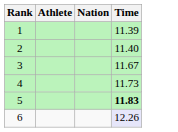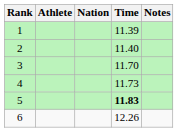+ column: (157, 13)
(127, 65) 11.67 -> (127, 65) 11.70
(127, 118) lavender background -> (127, 118) no background
